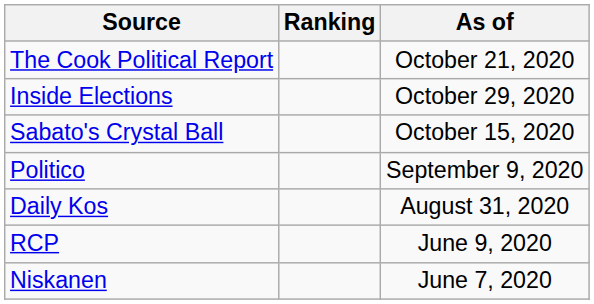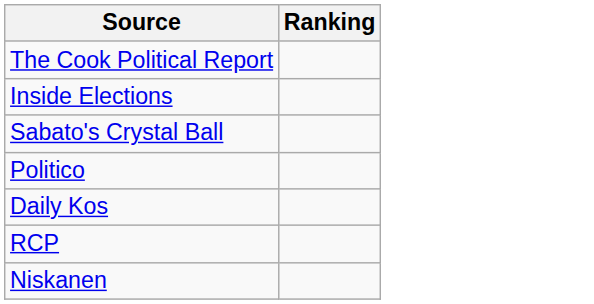- column: (485, 22)
